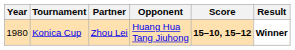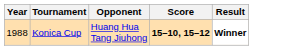- column: (109, 12)
(17, 33) 1980 -> (17, 33) 1988
